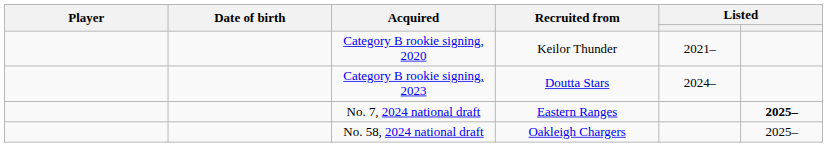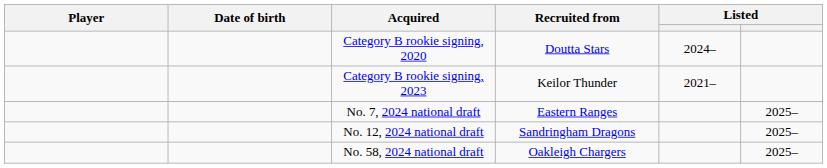(577, 48) Keilor Thunder -> (577, 48) Doutta Stars
(700, 48) 2021– -> (700, 48) 2024–
(577, 83) Doutta Stars -> (577, 83) Keilor Thunder
(700, 83) 2024– -> (700, 83) 2021–
(782, 111) bold -> (782, 111) normal
+ row: (414, 132)
